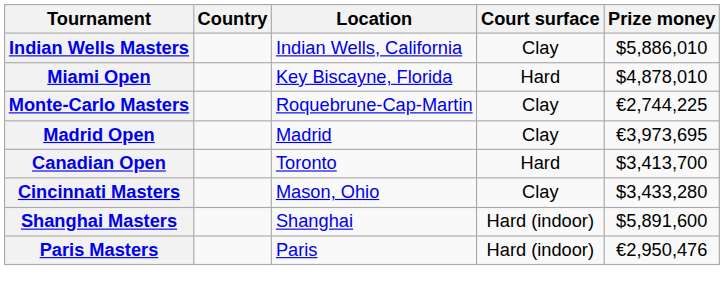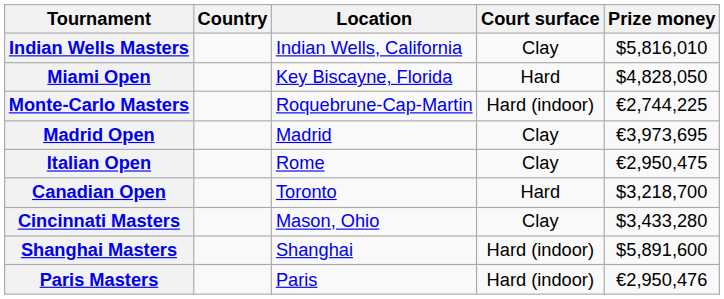(662, 47) $5,886,010 -> (662, 47) $5,816,010
(662, 76) $4,878,010 -> (662, 76) $4,828,050
(540, 105) Clay -> (540, 105) Hard (indoor)
+ row: (99, 163)
(662, 163) $3,413,700 -> (662, 192) $3,218,700
